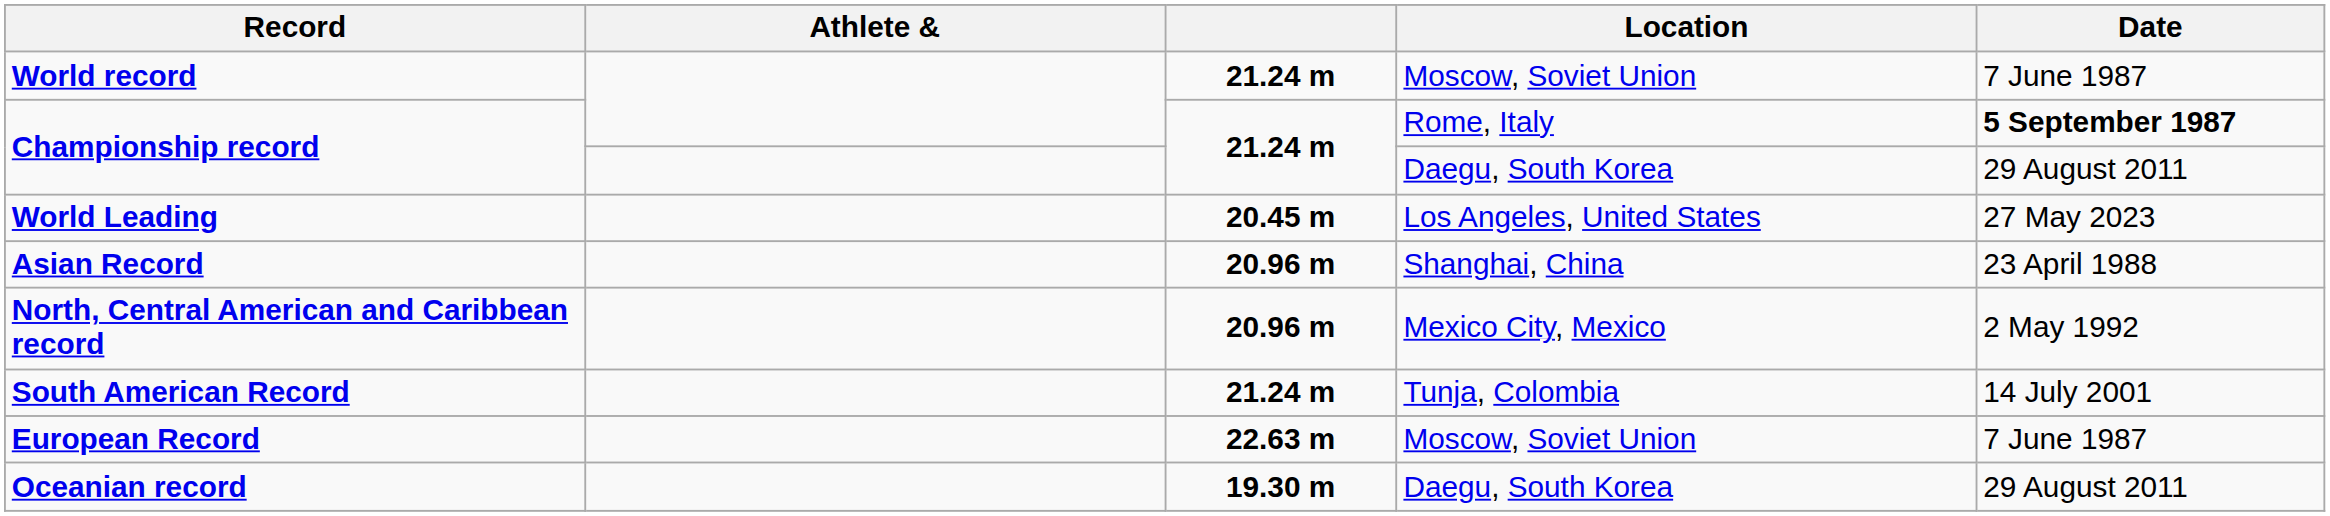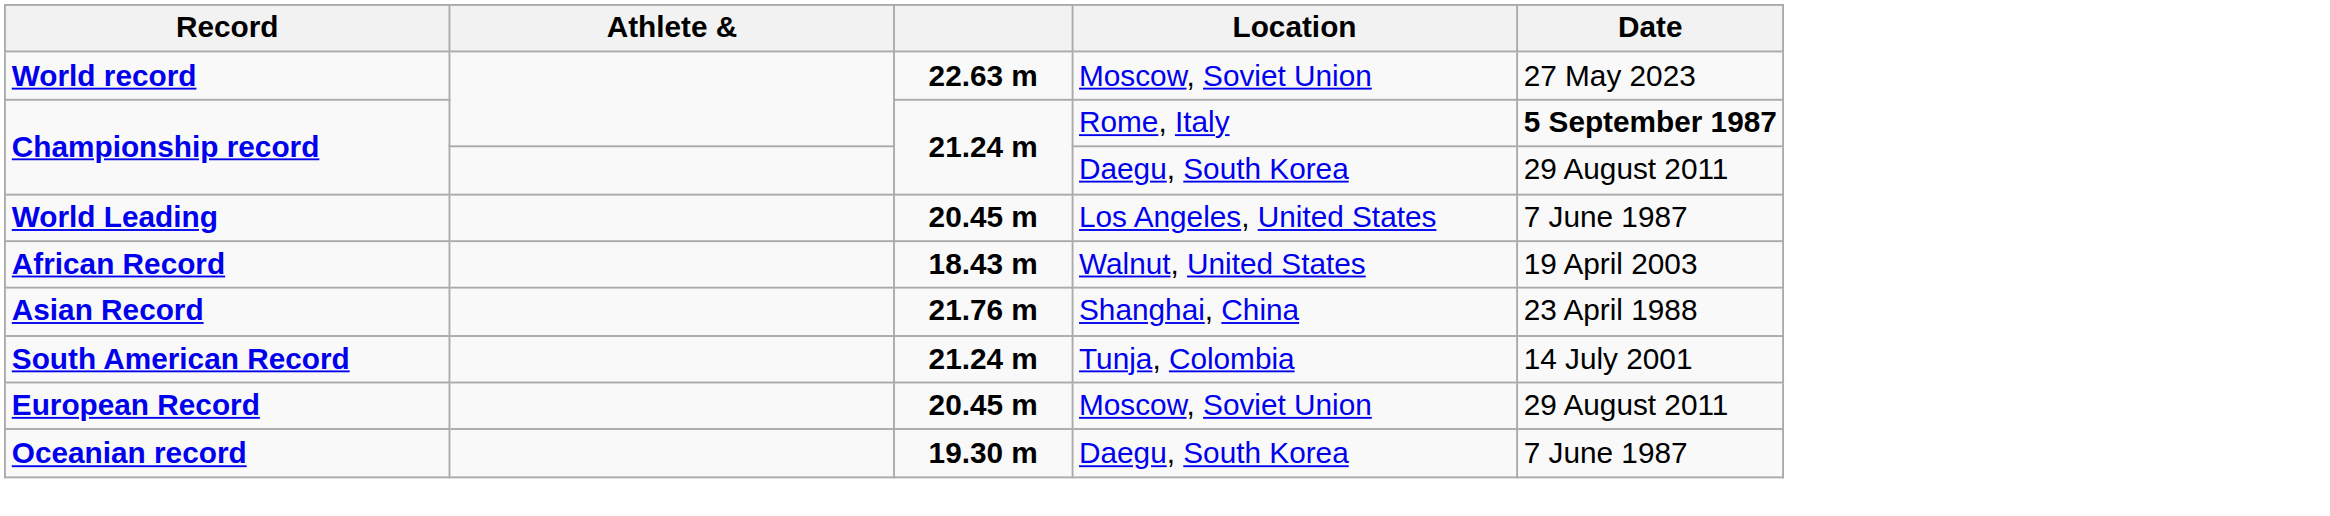(1281, 75) 21.24 m -> (983, 75) 22.63 m
(2065, 75) 7 June 1987 -> (1610, 75) 27 May 2023
(2069, 216) 27 May 2023 -> (1606, 216) 7 June 1987
+ row: (118, 264)
(1281, 264) 20.96 m -> (983, 311) 21.76 m
- row: (290, 328)
(1281, 439) 22.63 m -> (983, 405) 20.45 m
(2065, 439) 7 June 1987 -> (1626, 405) 29 August 2011
(2086, 486) 29 August 2011 -> (1606, 452) 7 June 1987
